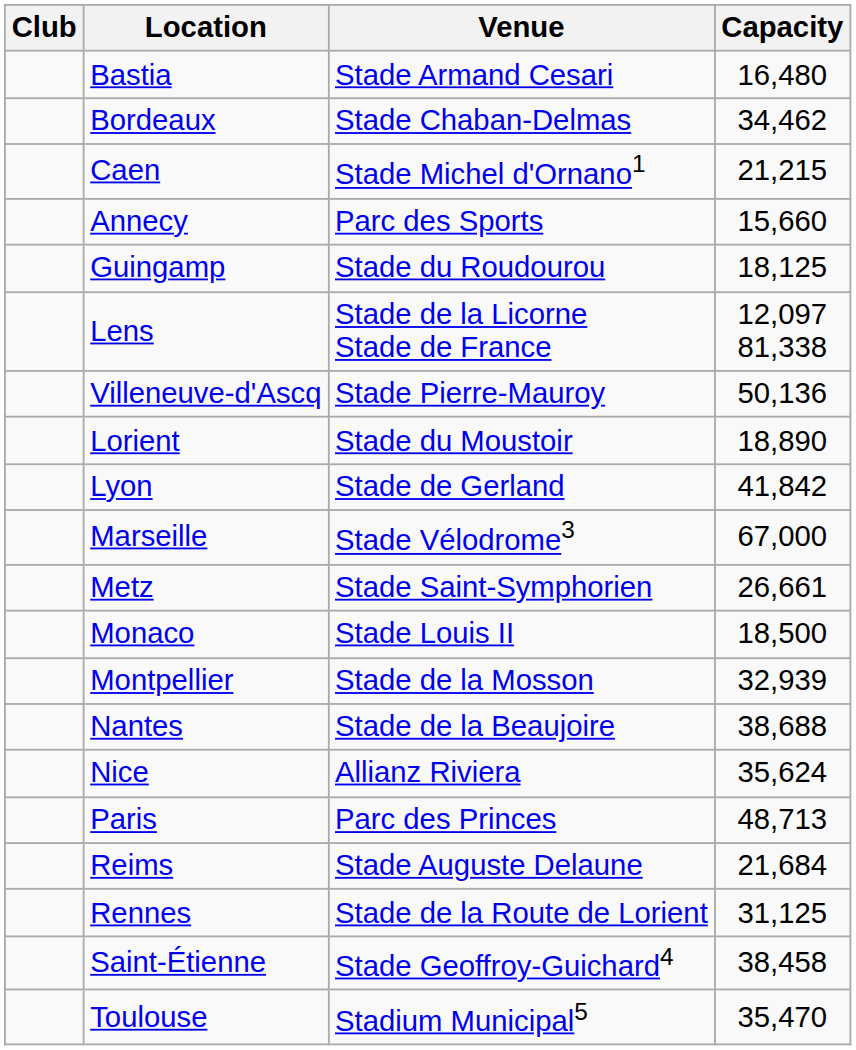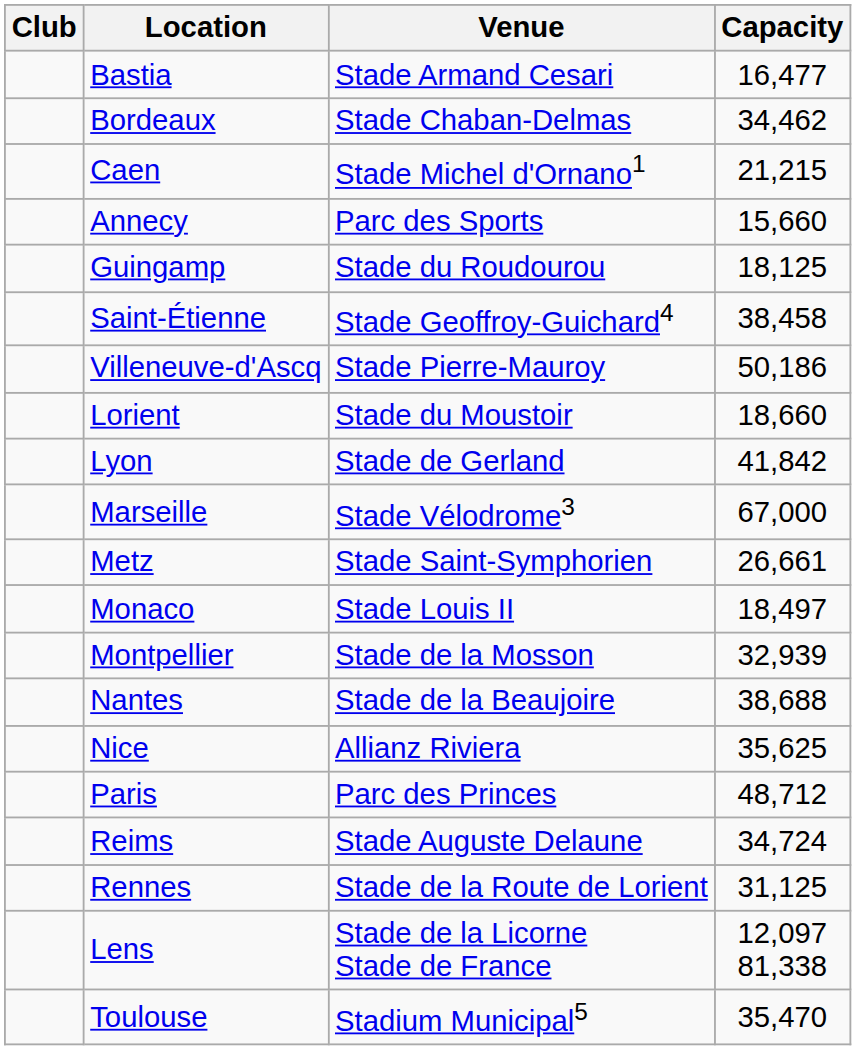(782, 74) 16,480 -> (782, 74) 16,477
rows swapped: (122, 330) <-> (178, 962)
(782, 393) 50,136 -> (782, 368) 50,186
(782, 440) 18,890 -> (782, 415) 18,660
(782, 633) 18,500 -> (782, 608) 18,497
(782, 773) 35,624 -> (782, 748) 35,625
(782, 819) 48,713 -> (782, 794) 48,712
(782, 865) 21,684 -> (782, 840) 34,724
